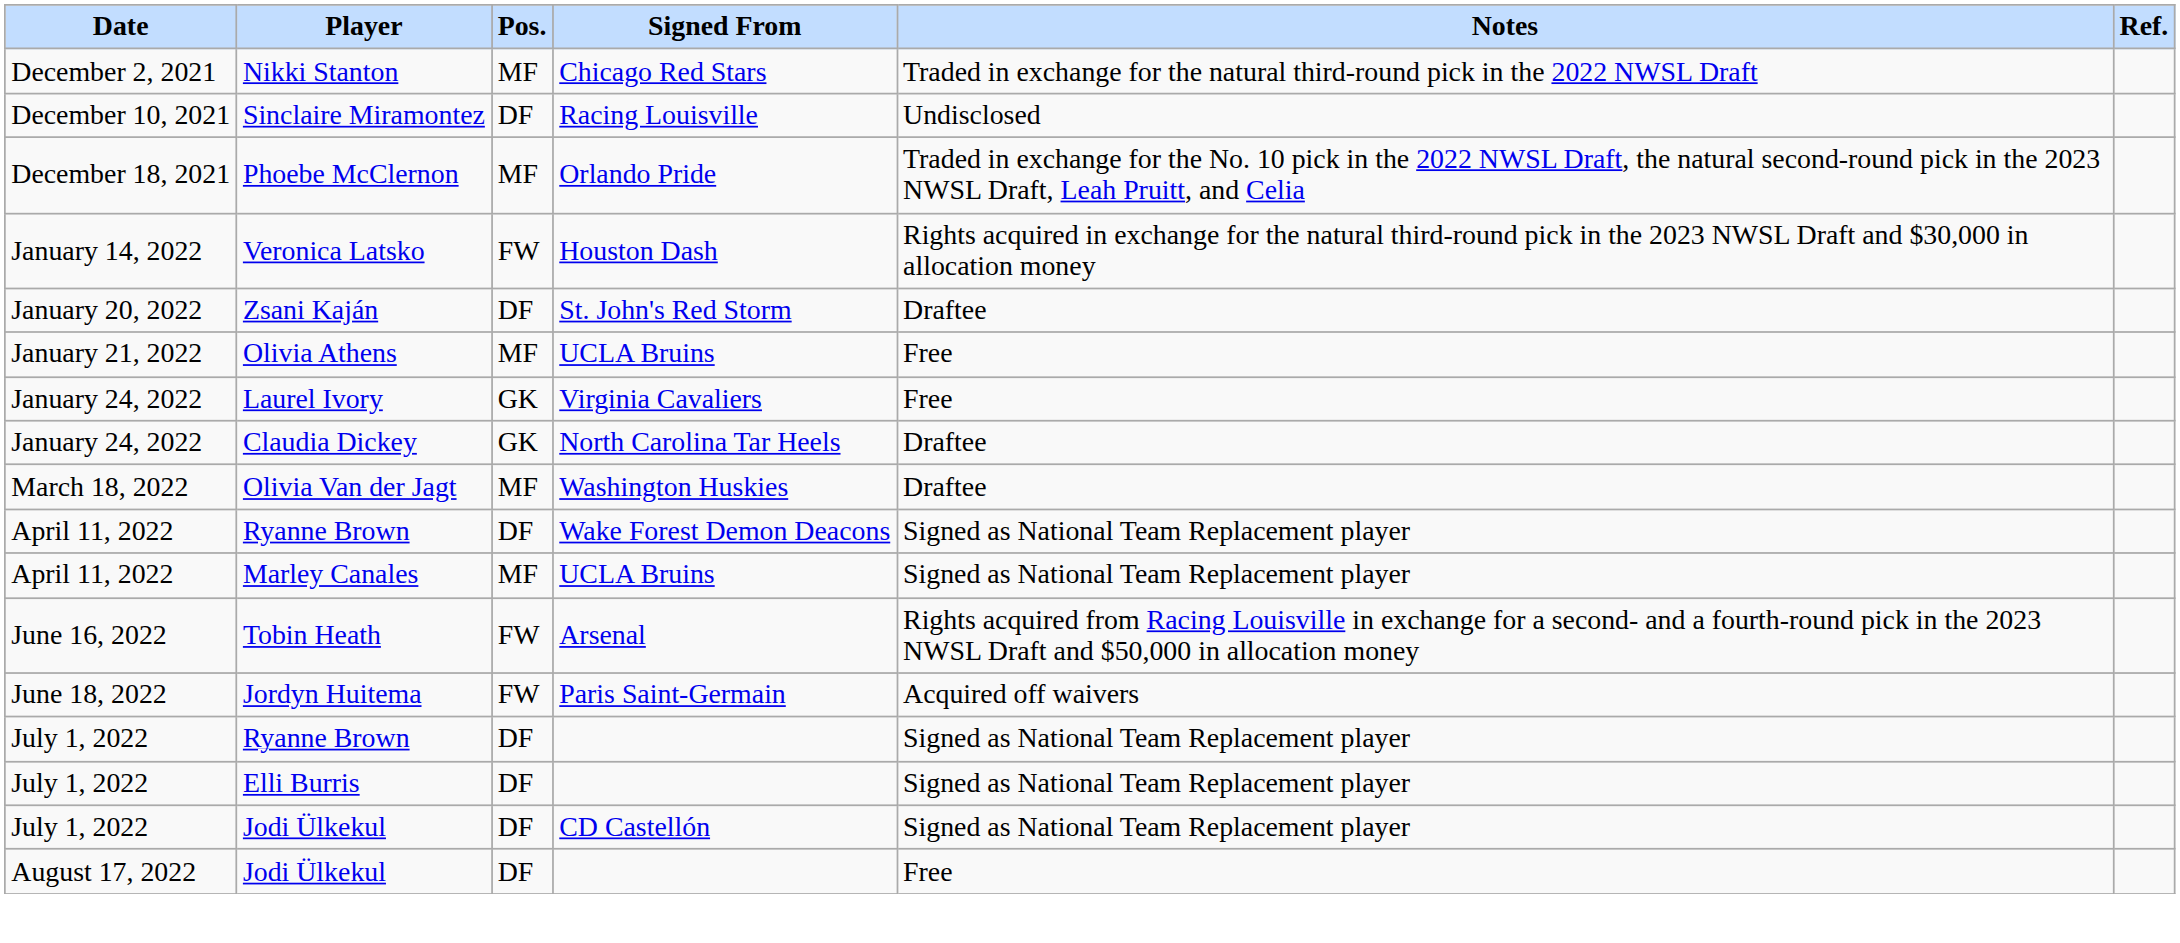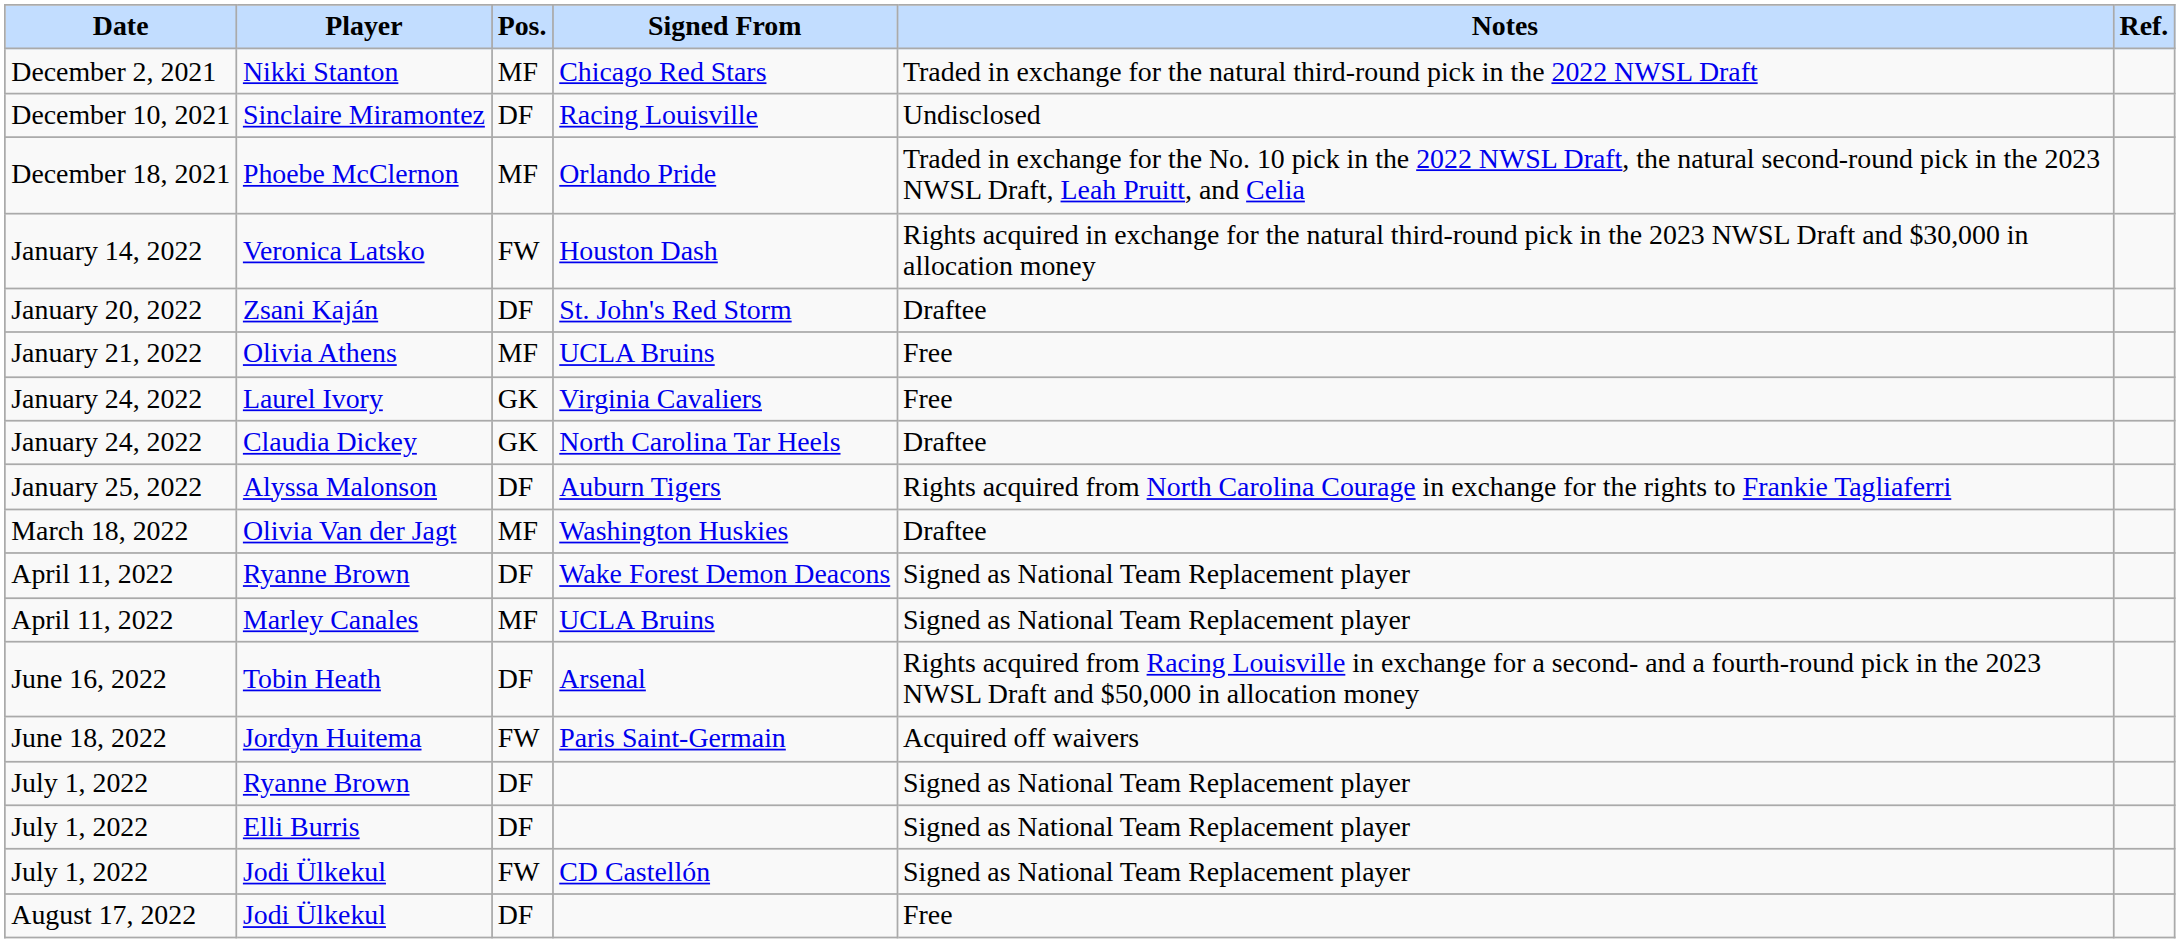+ row: (340, 486)
(519, 634) FW -> (515, 678) DF
(515, 826) DF -> (519, 871) FW
